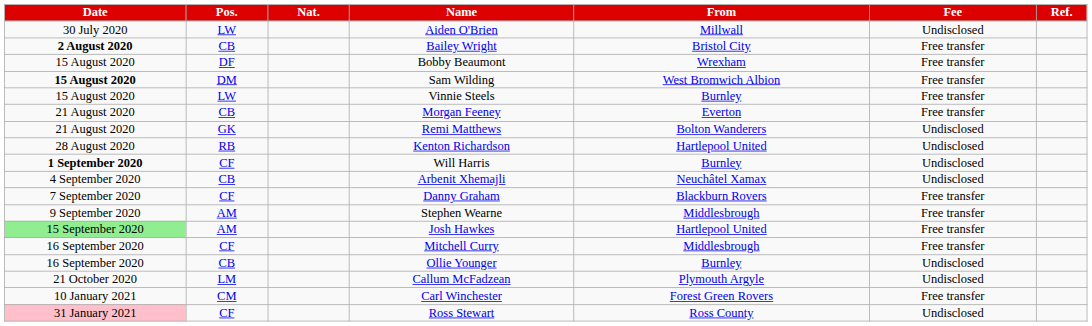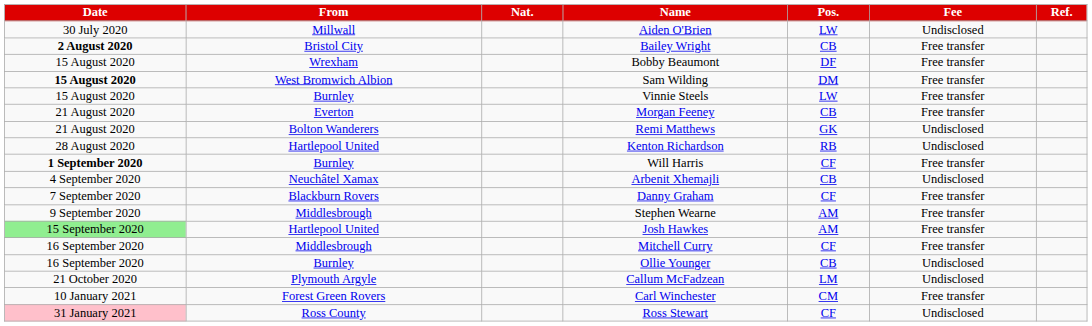columns swapped: (227, 12) <-> (721, 12)
(953, 162) Undisclosed -> (953, 162) Free transfer
